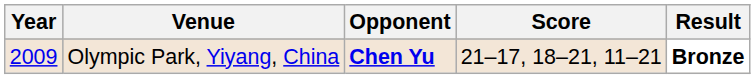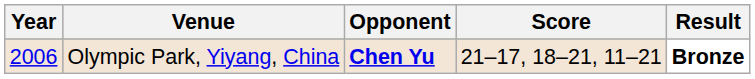(34, 56) 2009 -> (34, 56) 2006
